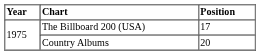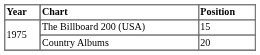(205, 27) 17 -> (205, 27) 15
